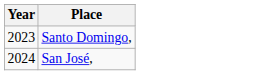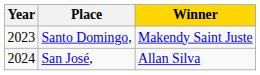+ column: (195, 15)
